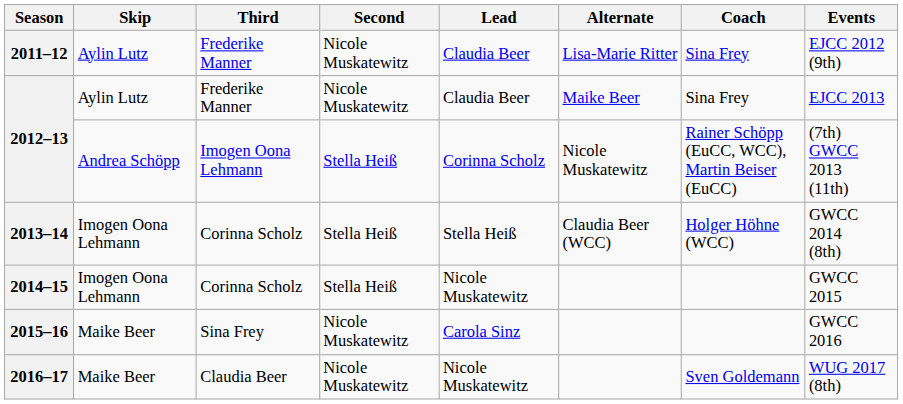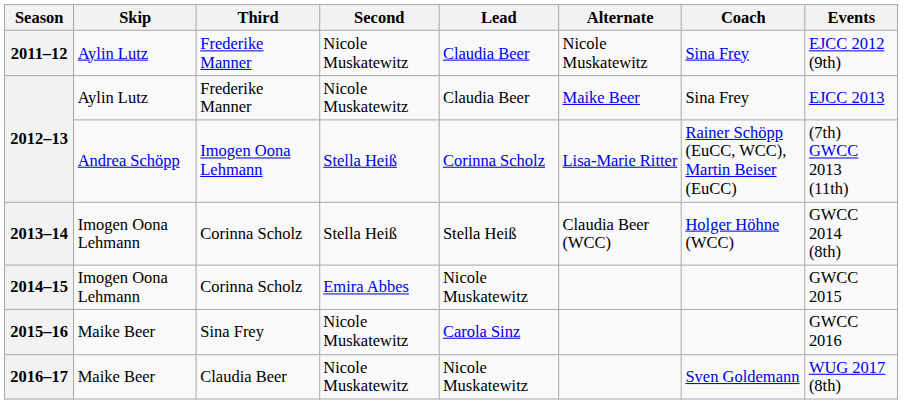(620, 52) Lisa-Marie Ritter -> (605, 52) Nicole Muskatewitz
(605, 160) Nicole Muskatewitz -> (620, 160) Lisa-Marie Ritter
(360, 287) Stella Heiß -> (366, 287) Emira Abbes
